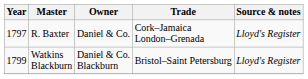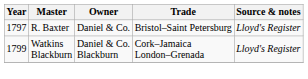(169, 33) Cork–Jamaica London–Grenada -> (183, 28) Bristol–Saint Petersburg
(183, 60) Bristol–Saint Petersburg -> (169, 49) Cork–Jamaica London–Grenada
